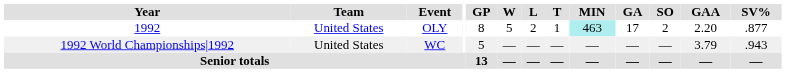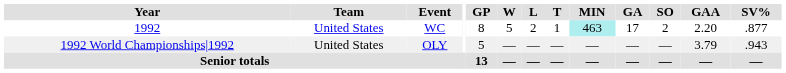(435, 28) OLY -> (435, 28) WC
(435, 44) WC -> (435, 44) OLY
